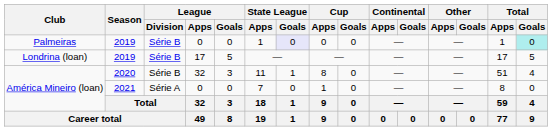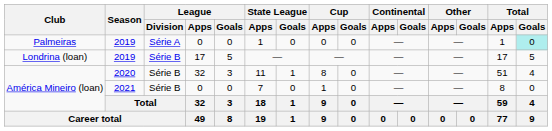(165, 42) Série B -> (165, 42) Série A
(293, 42) lavender background -> (293, 42) no background
(165, 88) Série A -> (165, 88) Série B
